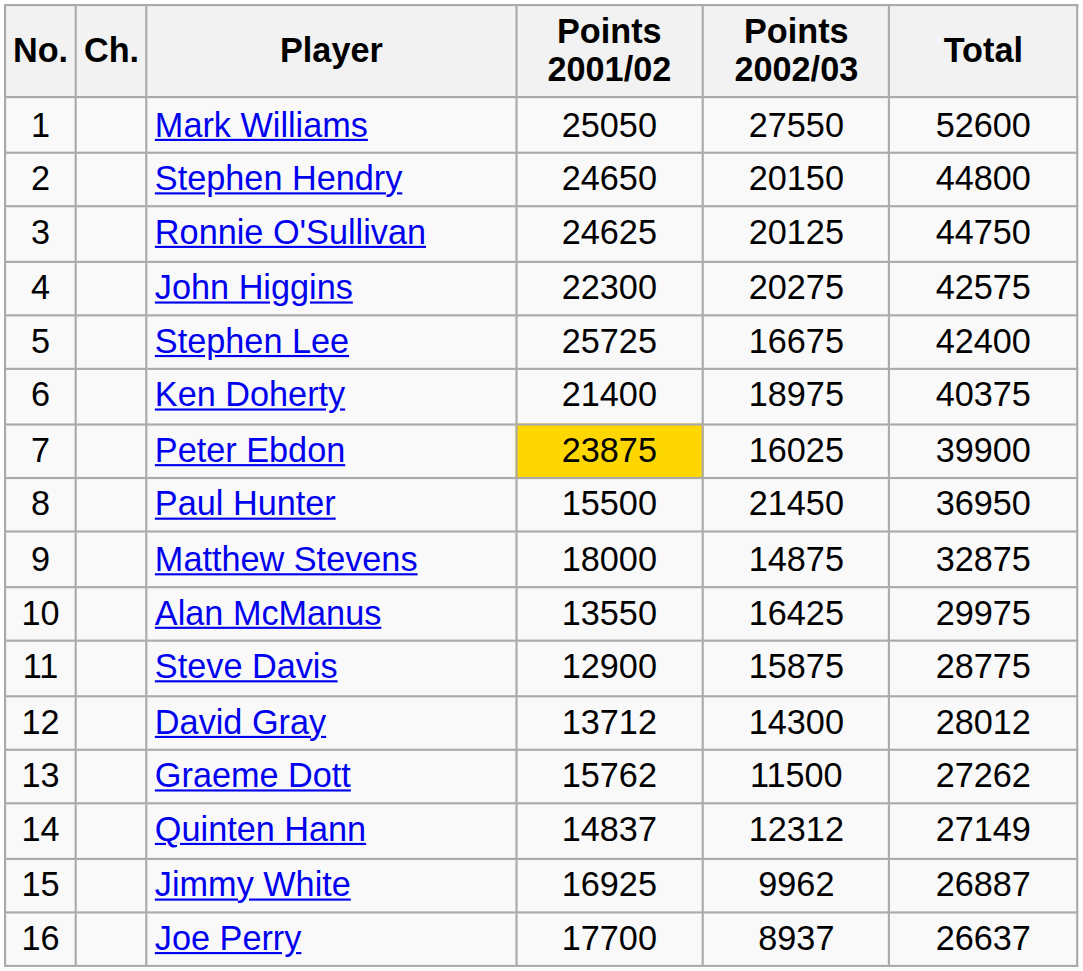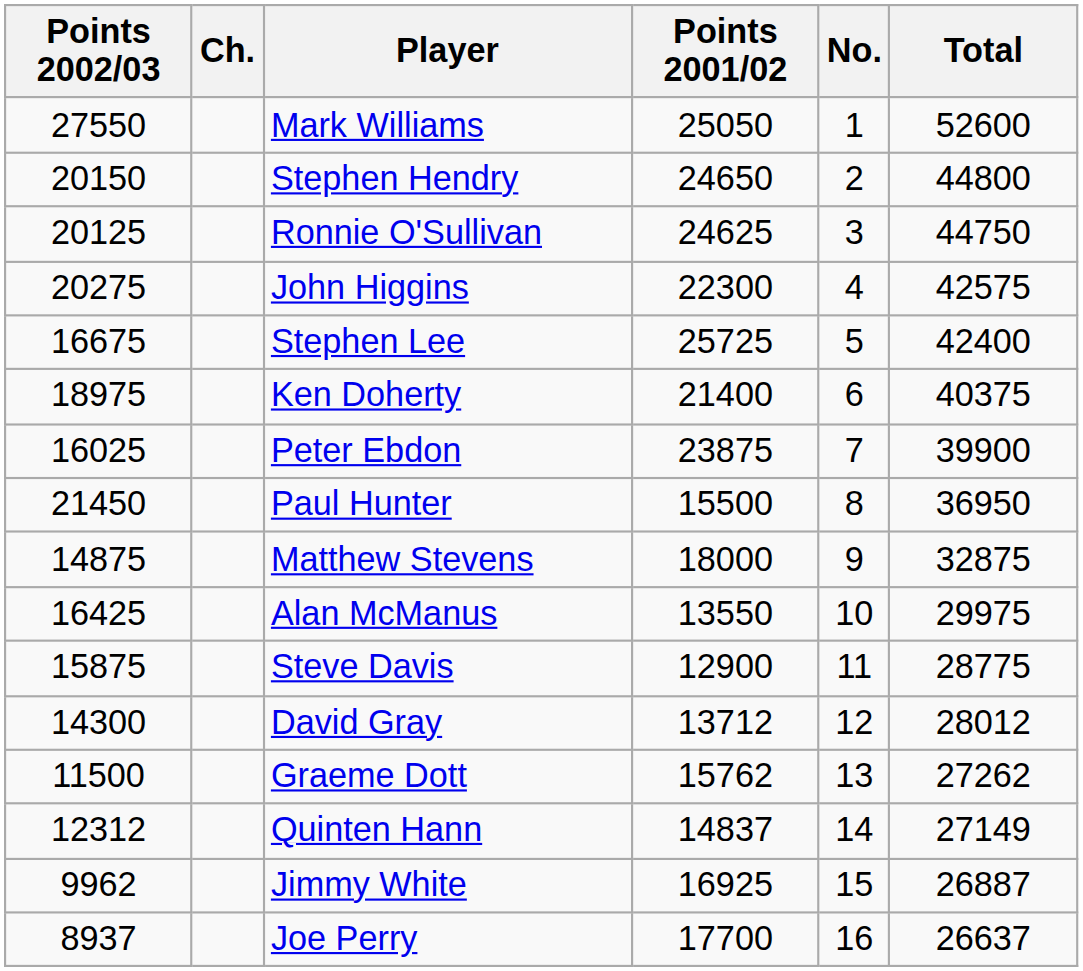columns swapped: (41, 50) <-> (796, 50)
(609, 450) gold background -> (725, 450) no background
